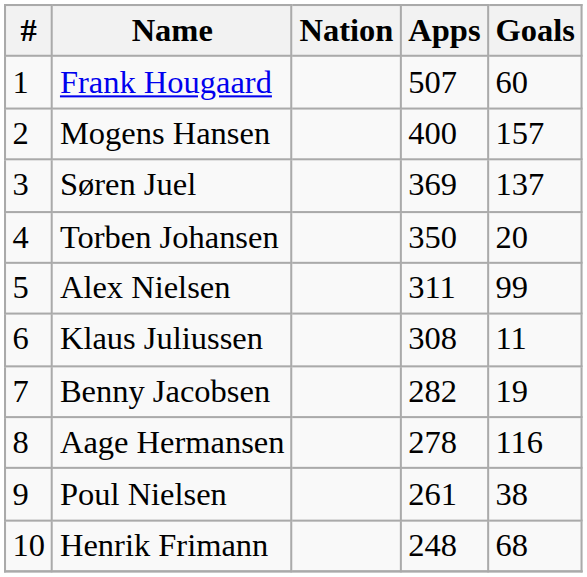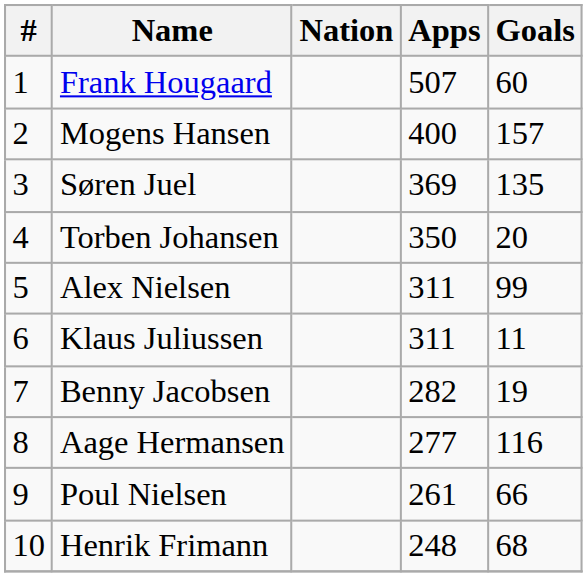(520, 184) 137 -> (520, 184) 135
(433, 339) 308 -> (432, 339) 311
(433, 442) 278 -> (433, 442) 277
(512, 493) 38 -> (512, 493) 66
